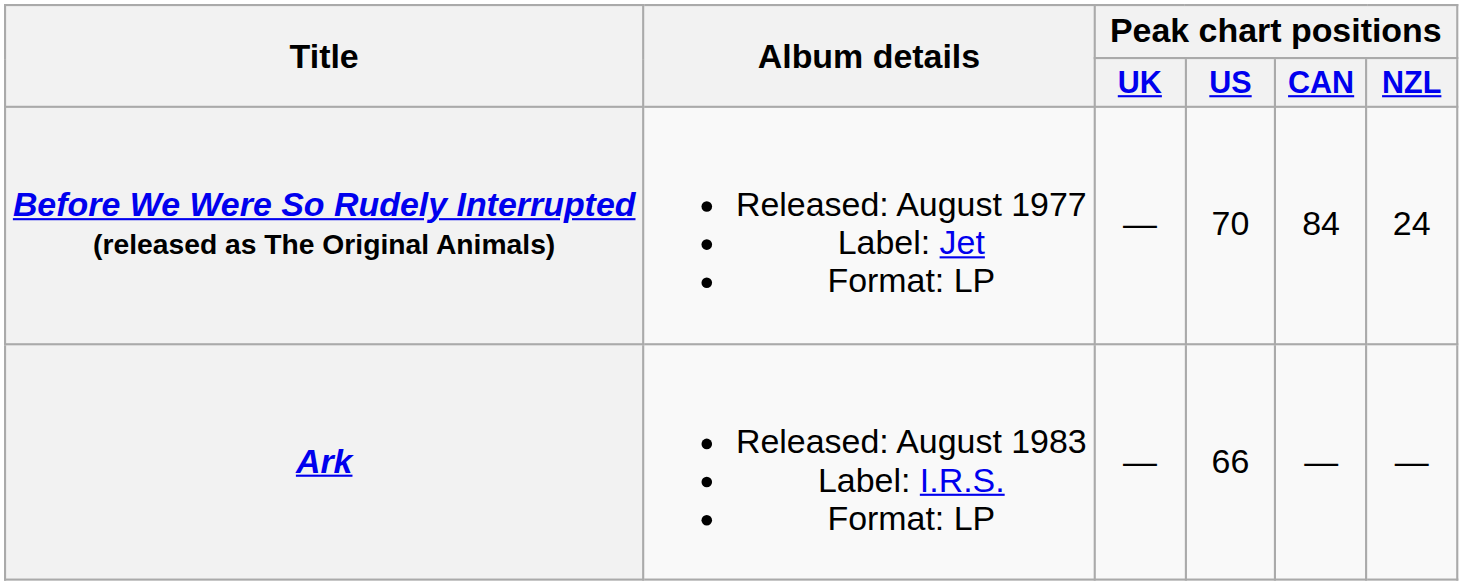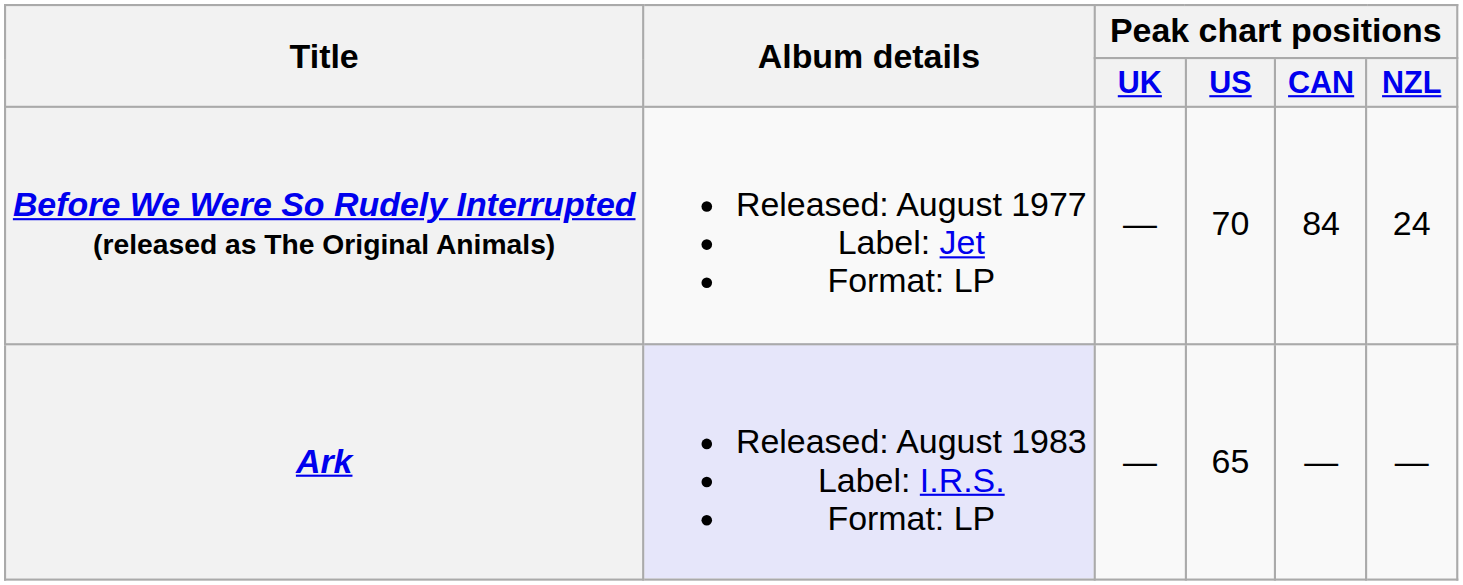(869, 480) no background -> (869, 480) lavender background
(1230, 460) 66 -> (1230, 460) 65
